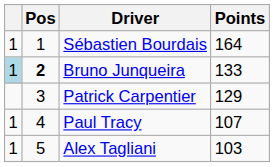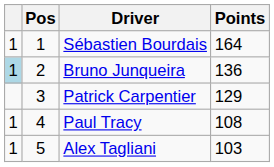(40, 70) bold -> (40, 70) normal
(228, 70) 133 -> (228, 70) 136
(228, 123) 107 -> (228, 123) 108
